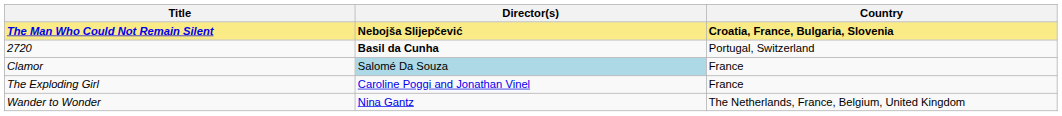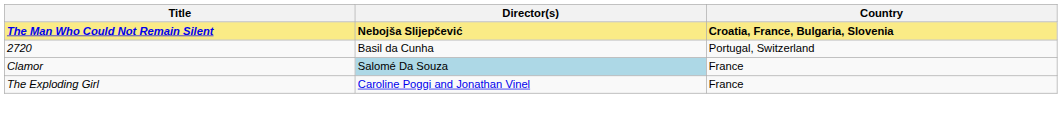(398, 48) bold -> (396, 48) normal
- row: (54, 102)
